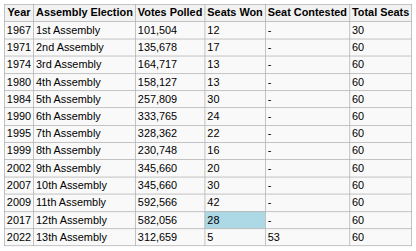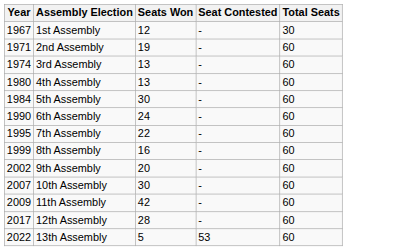- column: (170, 13)
(213, 47) 17 -> (144, 47) 19
(213, 220) lightblue background -> (144, 220) no background
